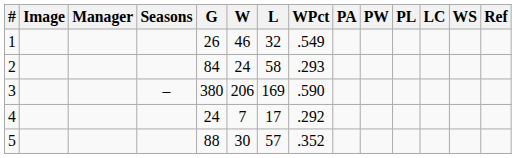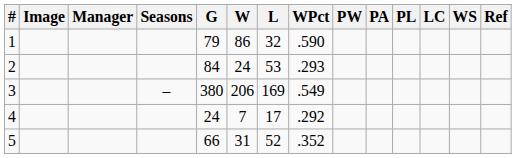columns swapped: (347, 16) <-> (376, 16)
(212, 41) 26 -> (212, 41) 79
(242, 41) 46 -> (242, 41) 86
(311, 41) .549 -> (311, 41) .590
(273, 66) 58 -> (273, 66) 53
(311, 91) .590 -> (311, 91) .549
(212, 141) 88 -> (212, 141) 66
(242, 141) 30 -> (242, 141) 31
(273, 141) 57 -> (273, 141) 52
